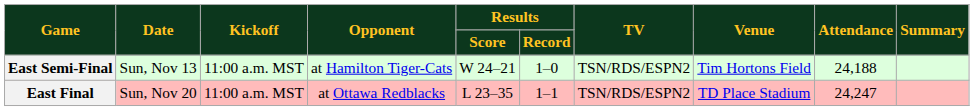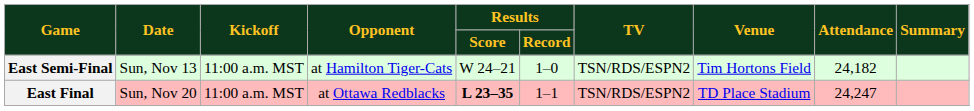(856, 67) 24,188 -> (856, 67) 24,182
(488, 93) normal -> (488, 93) bold
